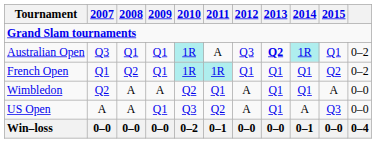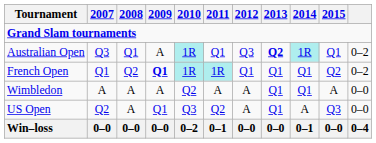(160, 51) Q1 -> (160, 51) A
(218, 51) A -> (218, 51) Q1
(160, 71) normal -> (160, 71) bold
(102, 90) Q2 -> (102, 90) A
(218, 90) Q1 -> (218, 90) A
(102, 109) A -> (102, 109) Q2
